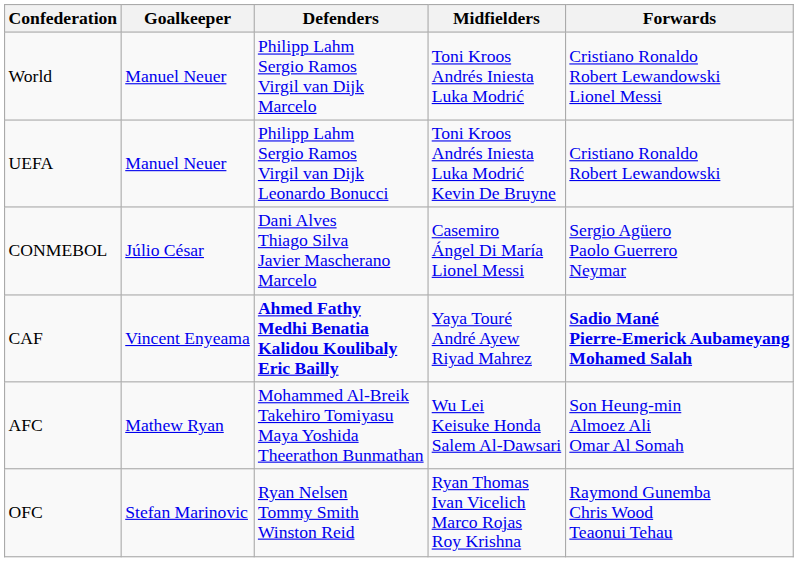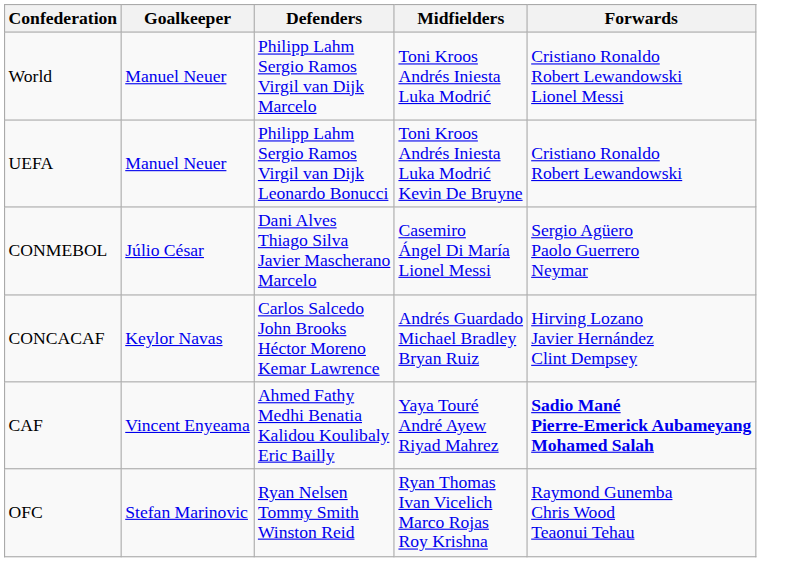+ row: (57, 338)
(328, 338) bold -> (324, 425) normal
- row: (26, 425)
